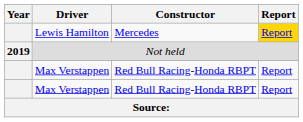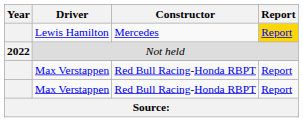(18, 51) 2019 -> (18, 51) 2022
